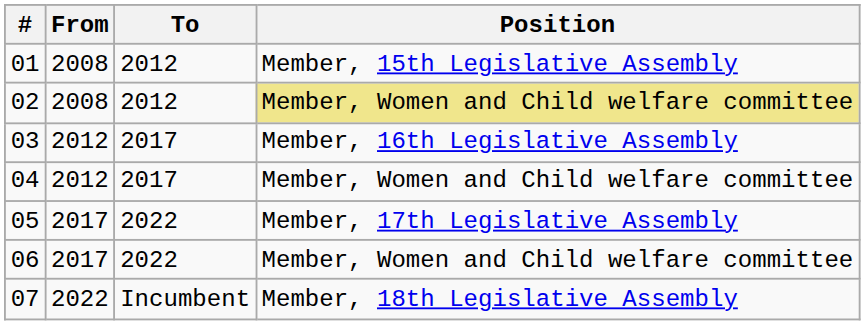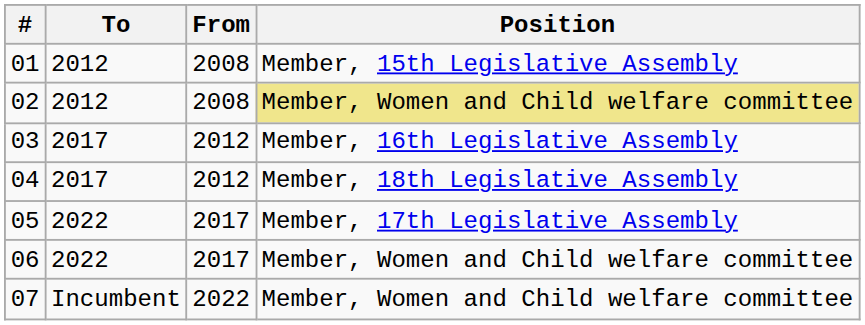columns swapped: (80, 25) <-> (185, 25)
(557, 181) Member, Women and Child welfare committee -> (500, 181) Member, 18th Legislative Assembly
(500, 299) Member, 18th Legislative Assembly -> (557, 299) Member, Women and Child welfare committee
